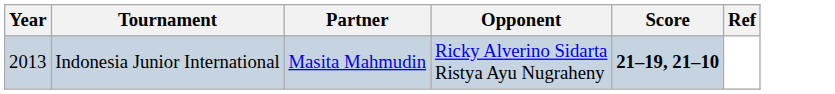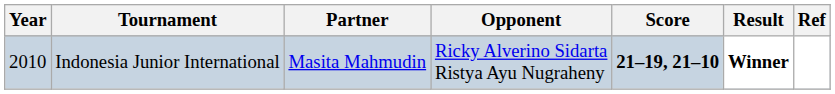+ column: (758, 20)
(28, 62) 2013 -> (28, 62) 2010
